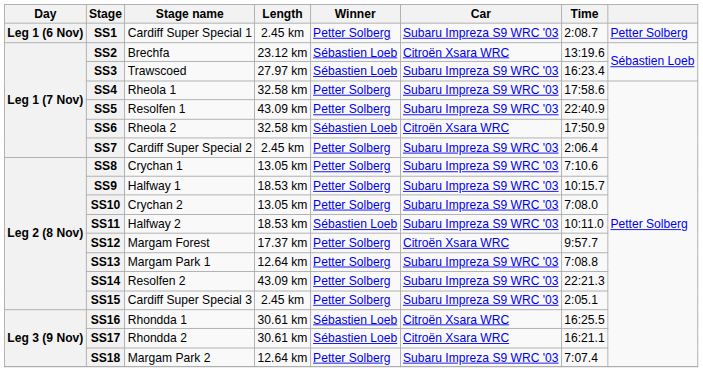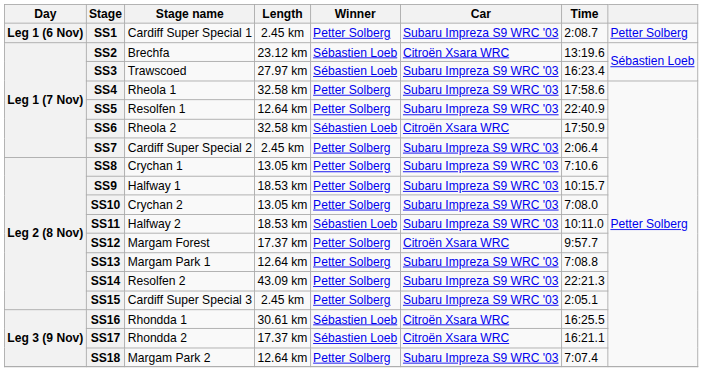(283, 109) 43.09 km -> (283, 109) 12.64 km
(283, 338) 30.61 km -> (283, 338) 17.37 km
